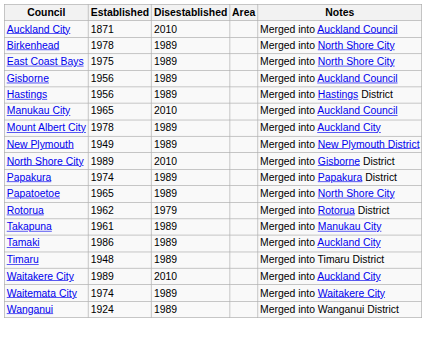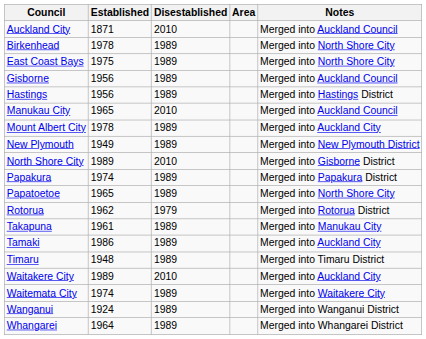+ row: (32, 326)
